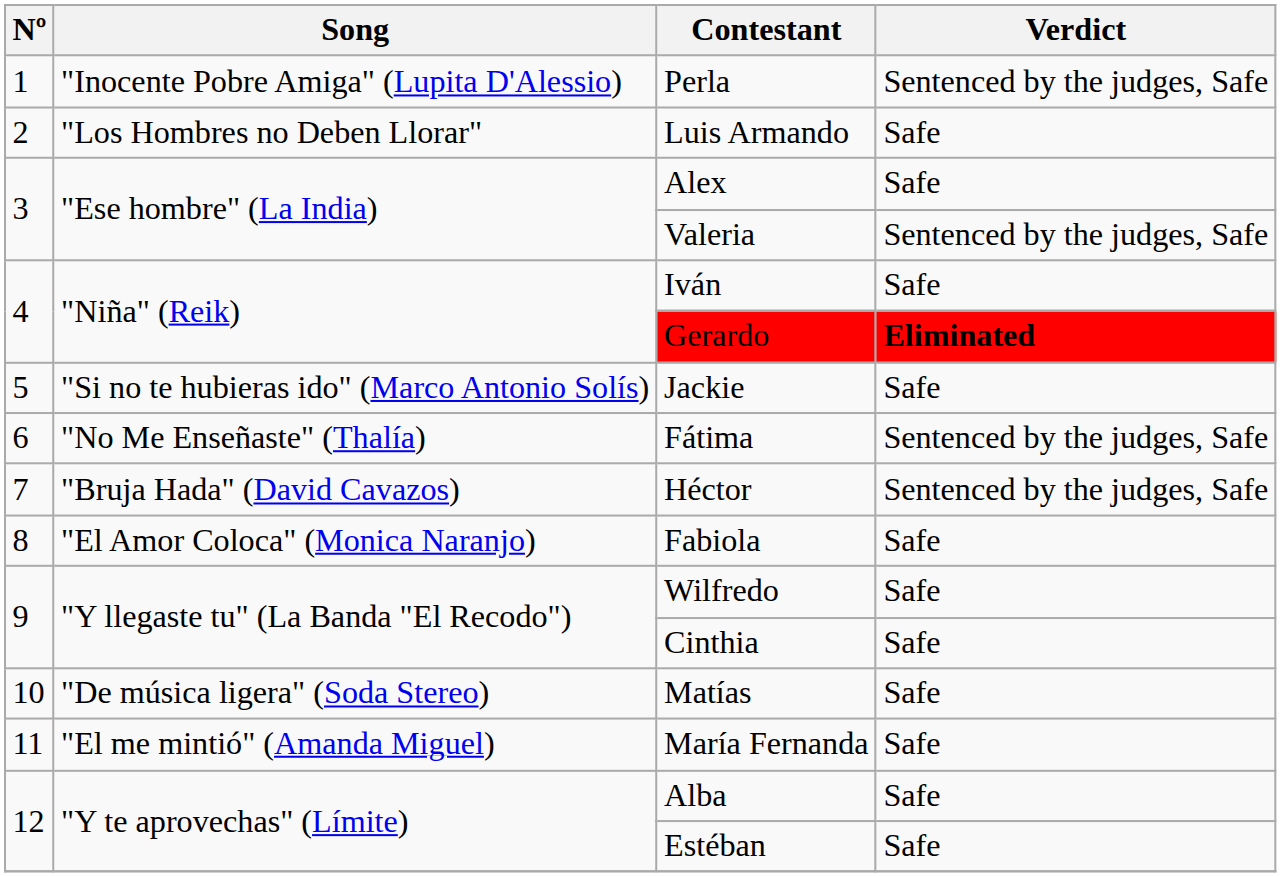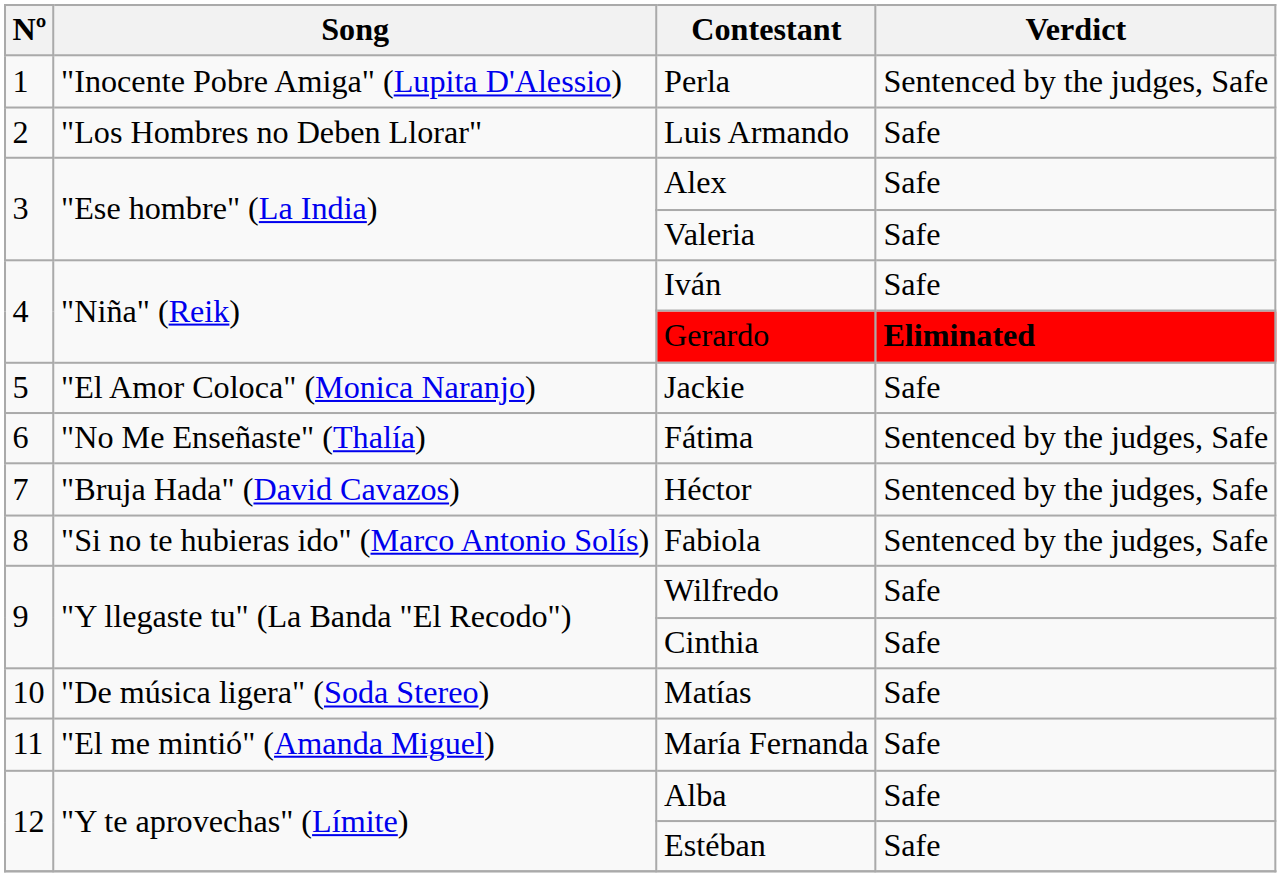(1076, 234) Sentenced by the judges, Safe -> (912, 234) Safe
(355, 387) "Si no te hubieras ido" (Marco Antonio Solís) -> (298, 387) "El Amor Coloca" (Monica Naranjo)
(298, 540) "El Amor Coloca" (Monica Naranjo) -> (355, 540) "Si no te hubieras ido" (Marco Antonio Solís)
(912, 540) Safe -> (1076, 540) Sentenced by the judges, Safe
